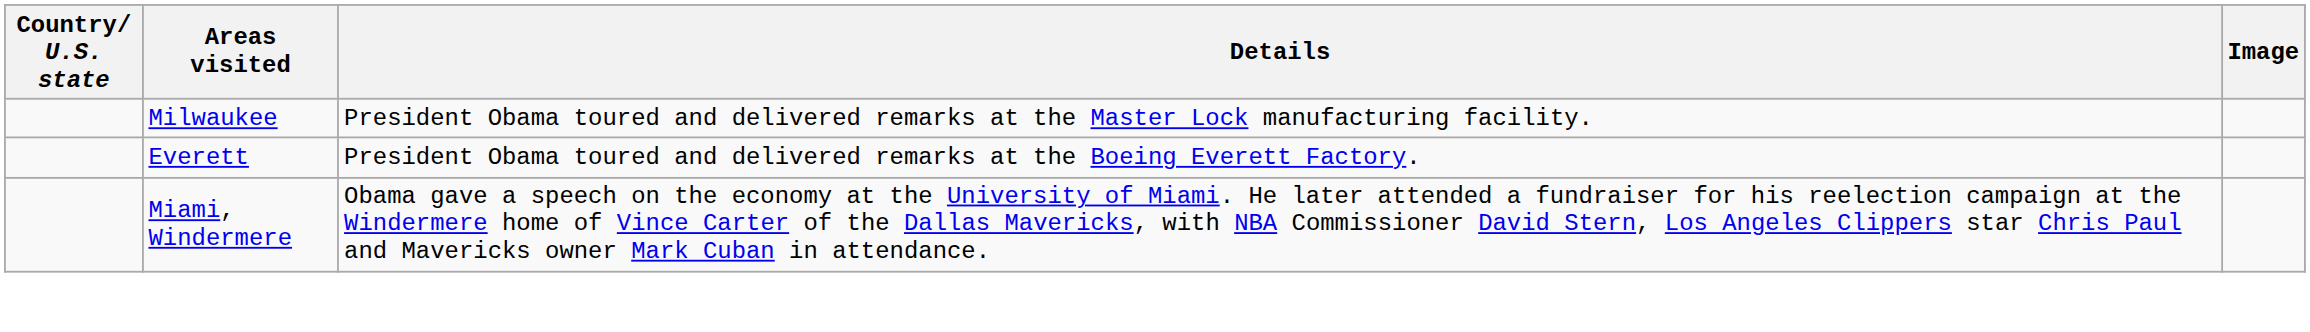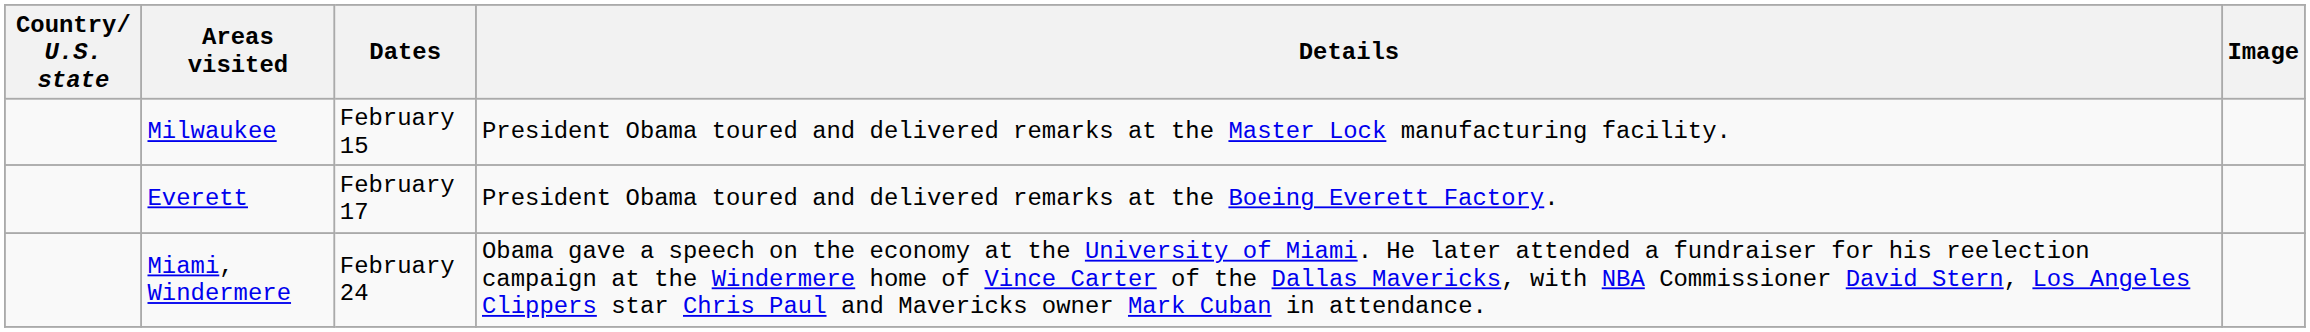+ column: (405, 52)
